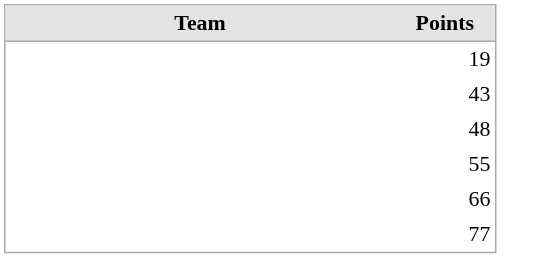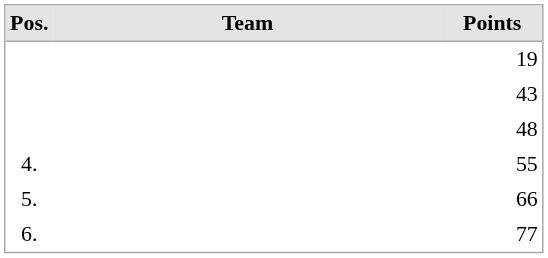+ column: (29, 22)
